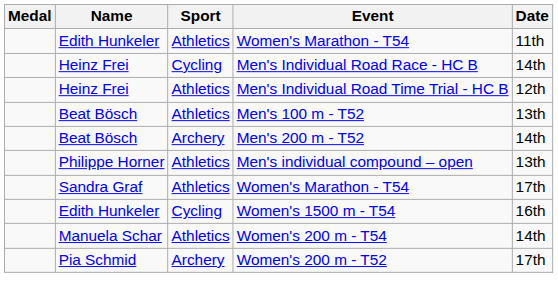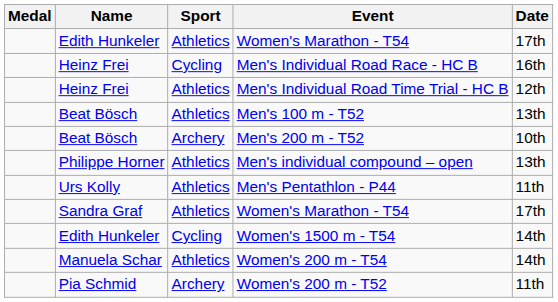(530, 41) 11th -> (531, 41) 17th
(531, 65) 14th -> (531, 65) 16th
(531, 138) 14th -> (531, 138) 10th
+ row: (89, 187)
(531, 211) 16th -> (531, 235) 14th
(531, 260) 17th -> (530, 284) 11th
